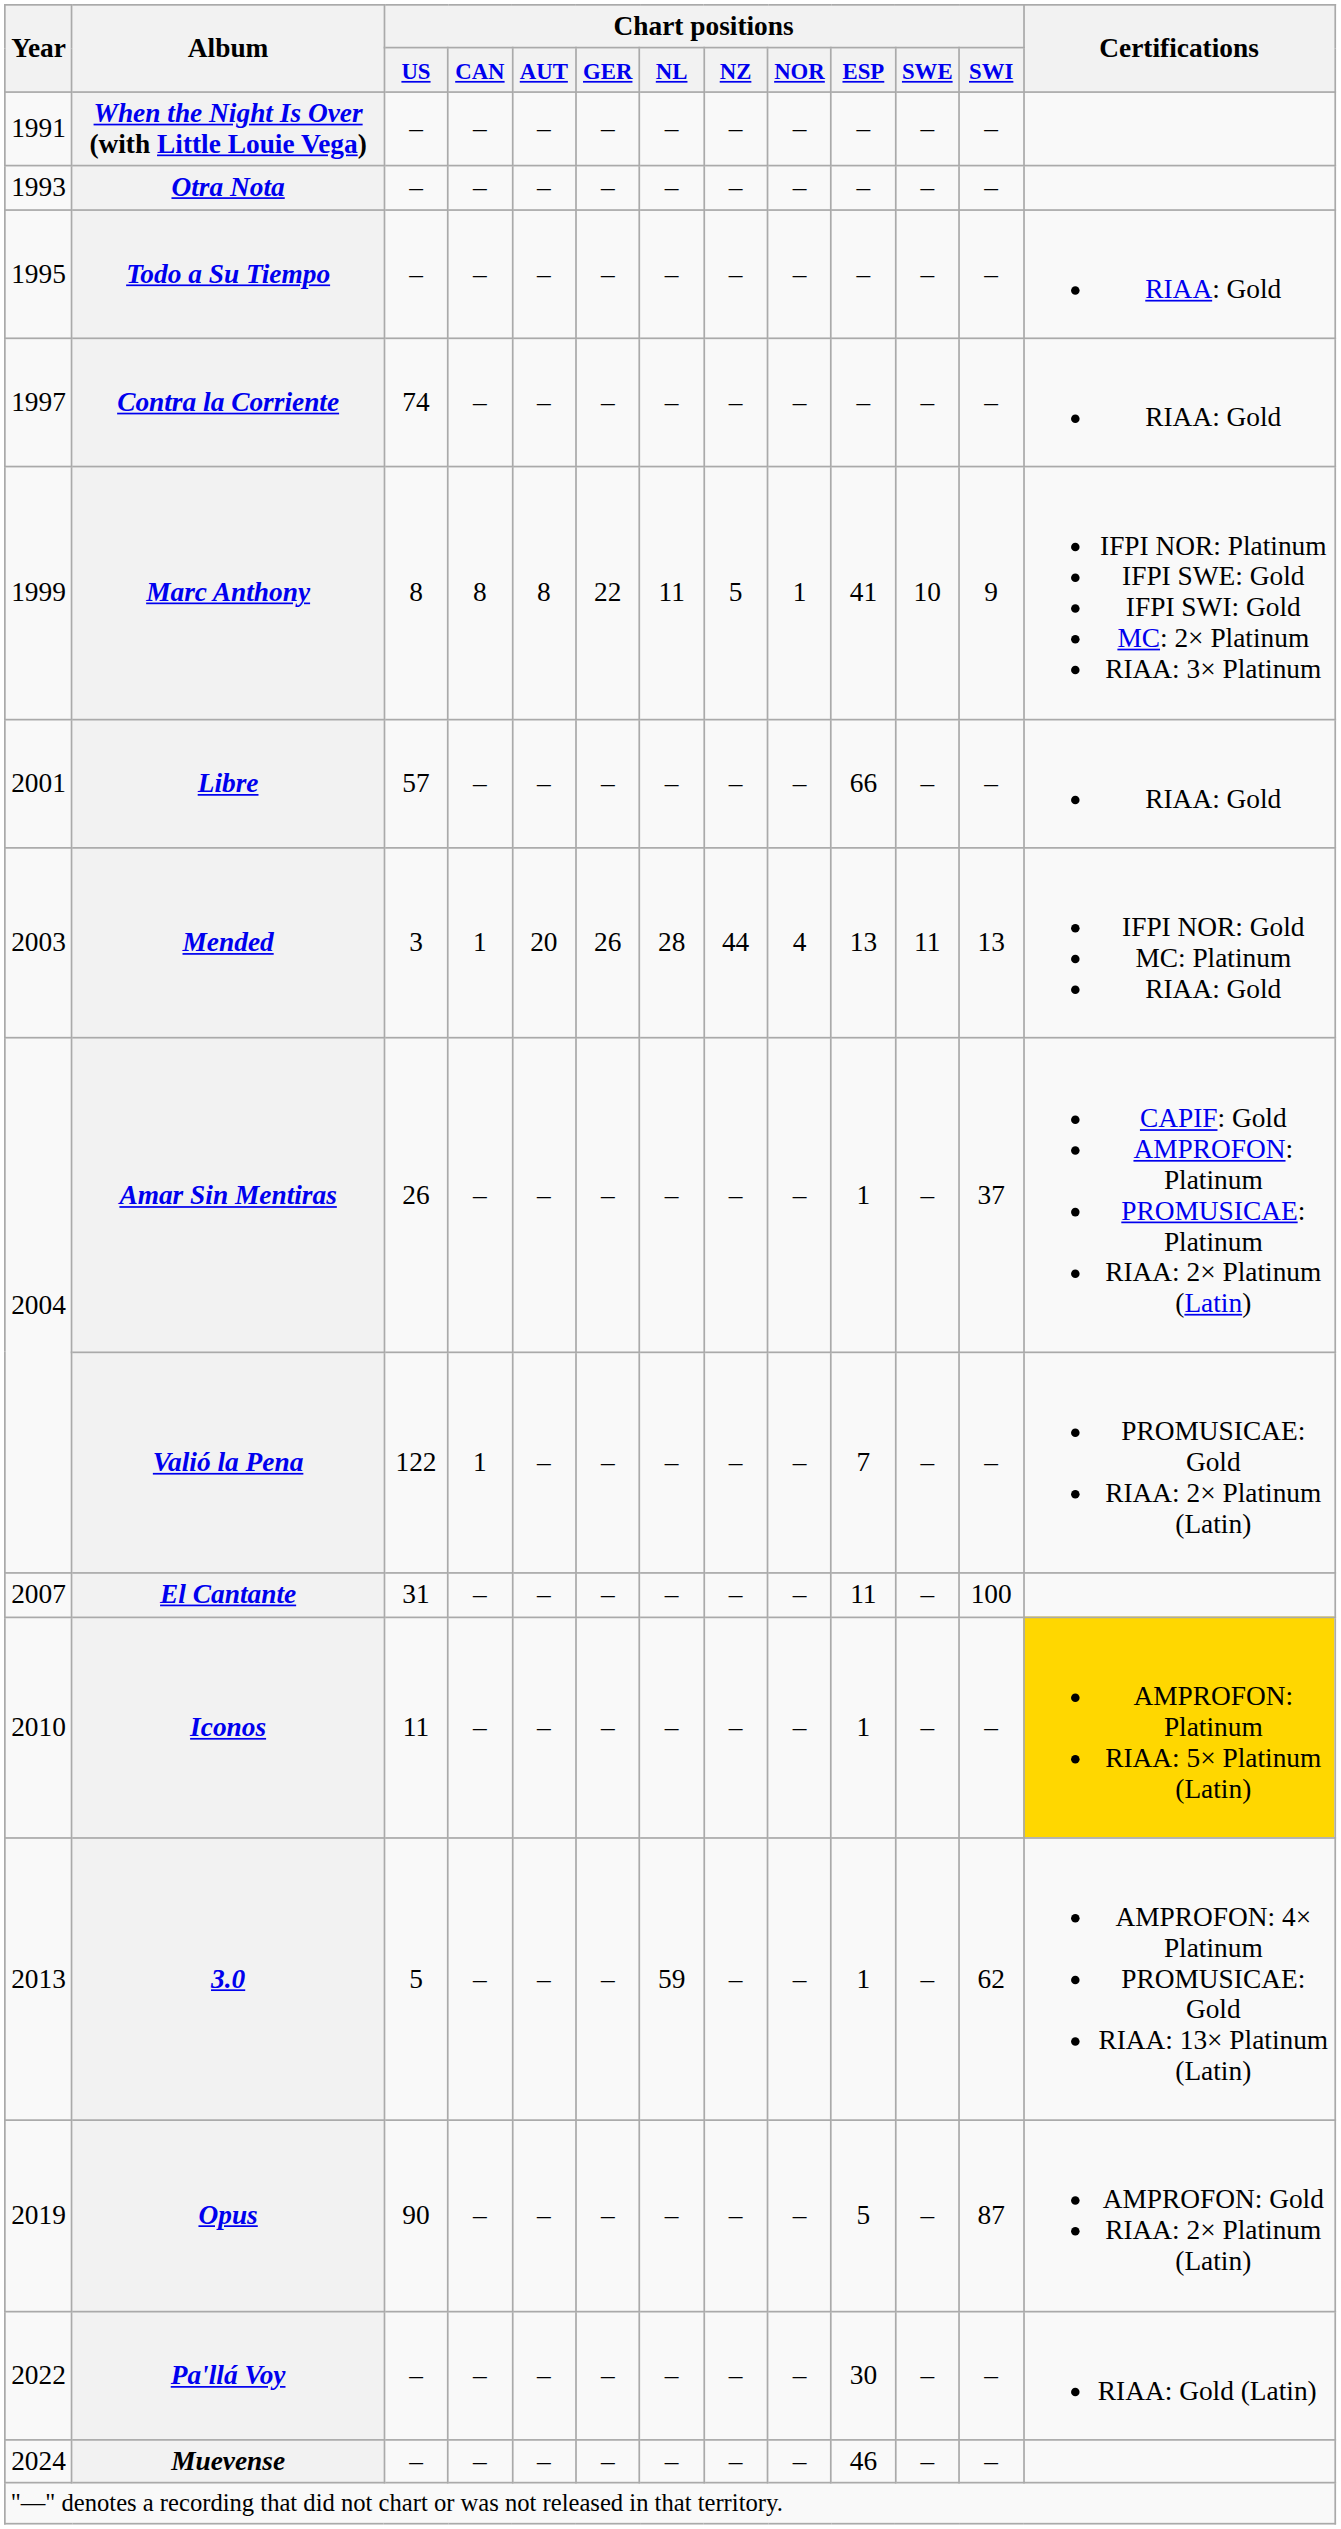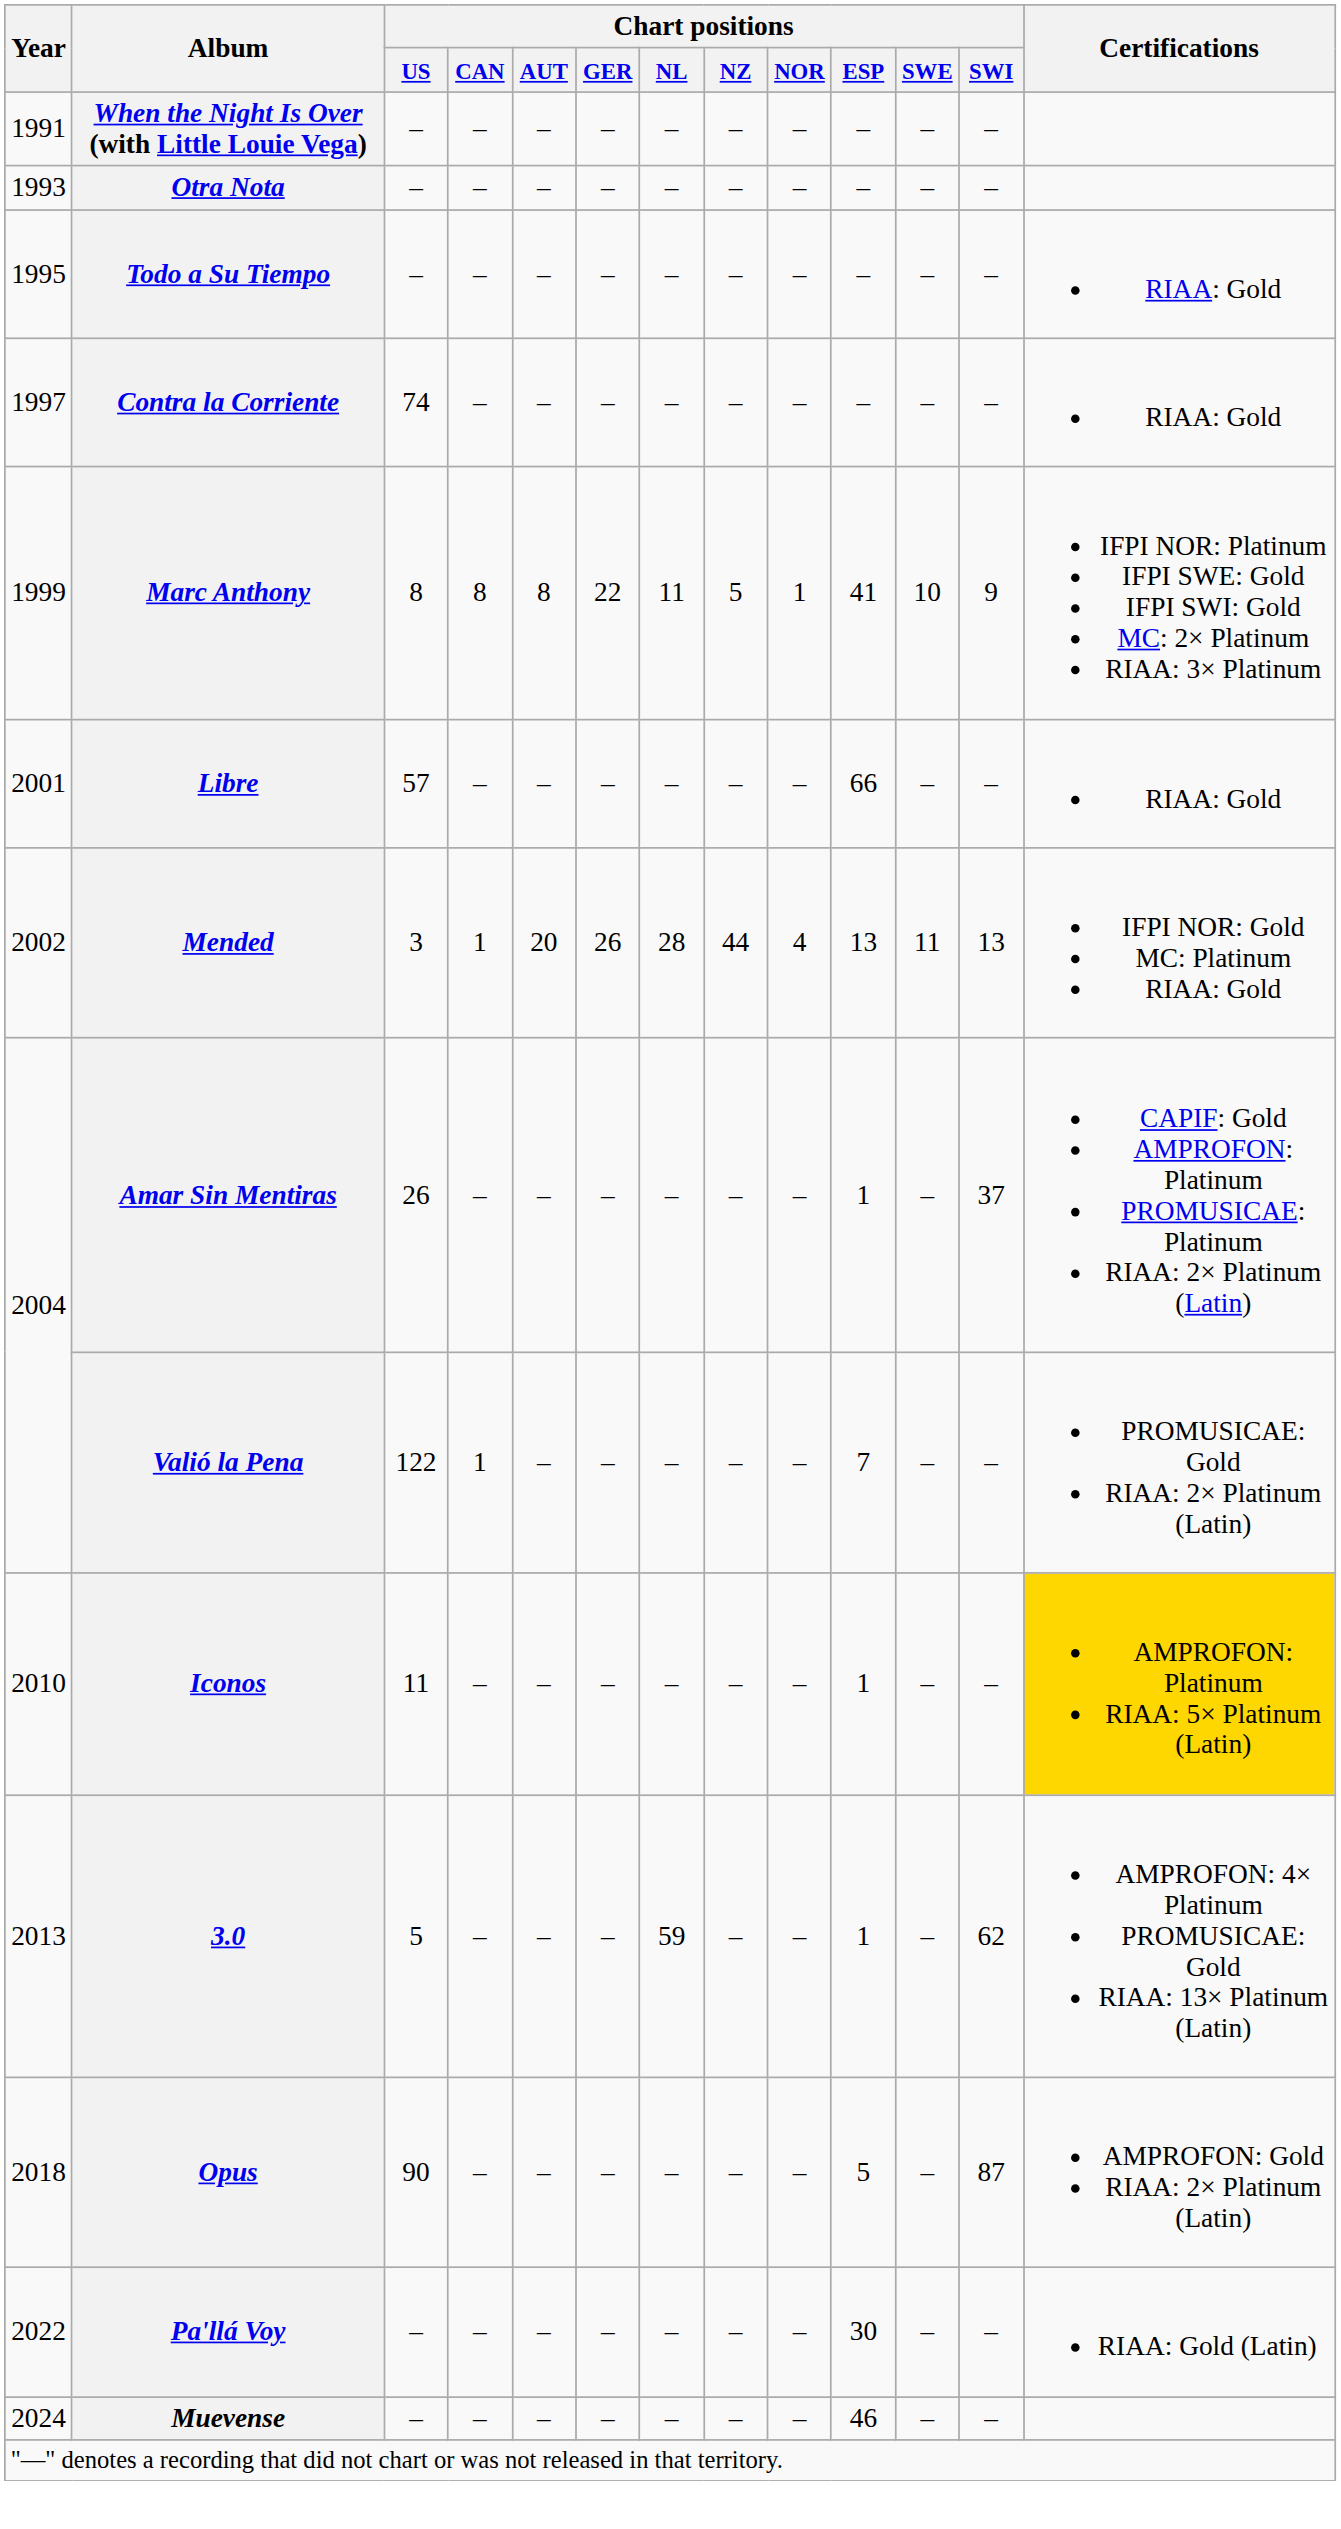(39, 942) 2003 -> (39, 942) 2002
- row: (228, 1594)
(39, 2215) 2019 -> (39, 2172) 2018
